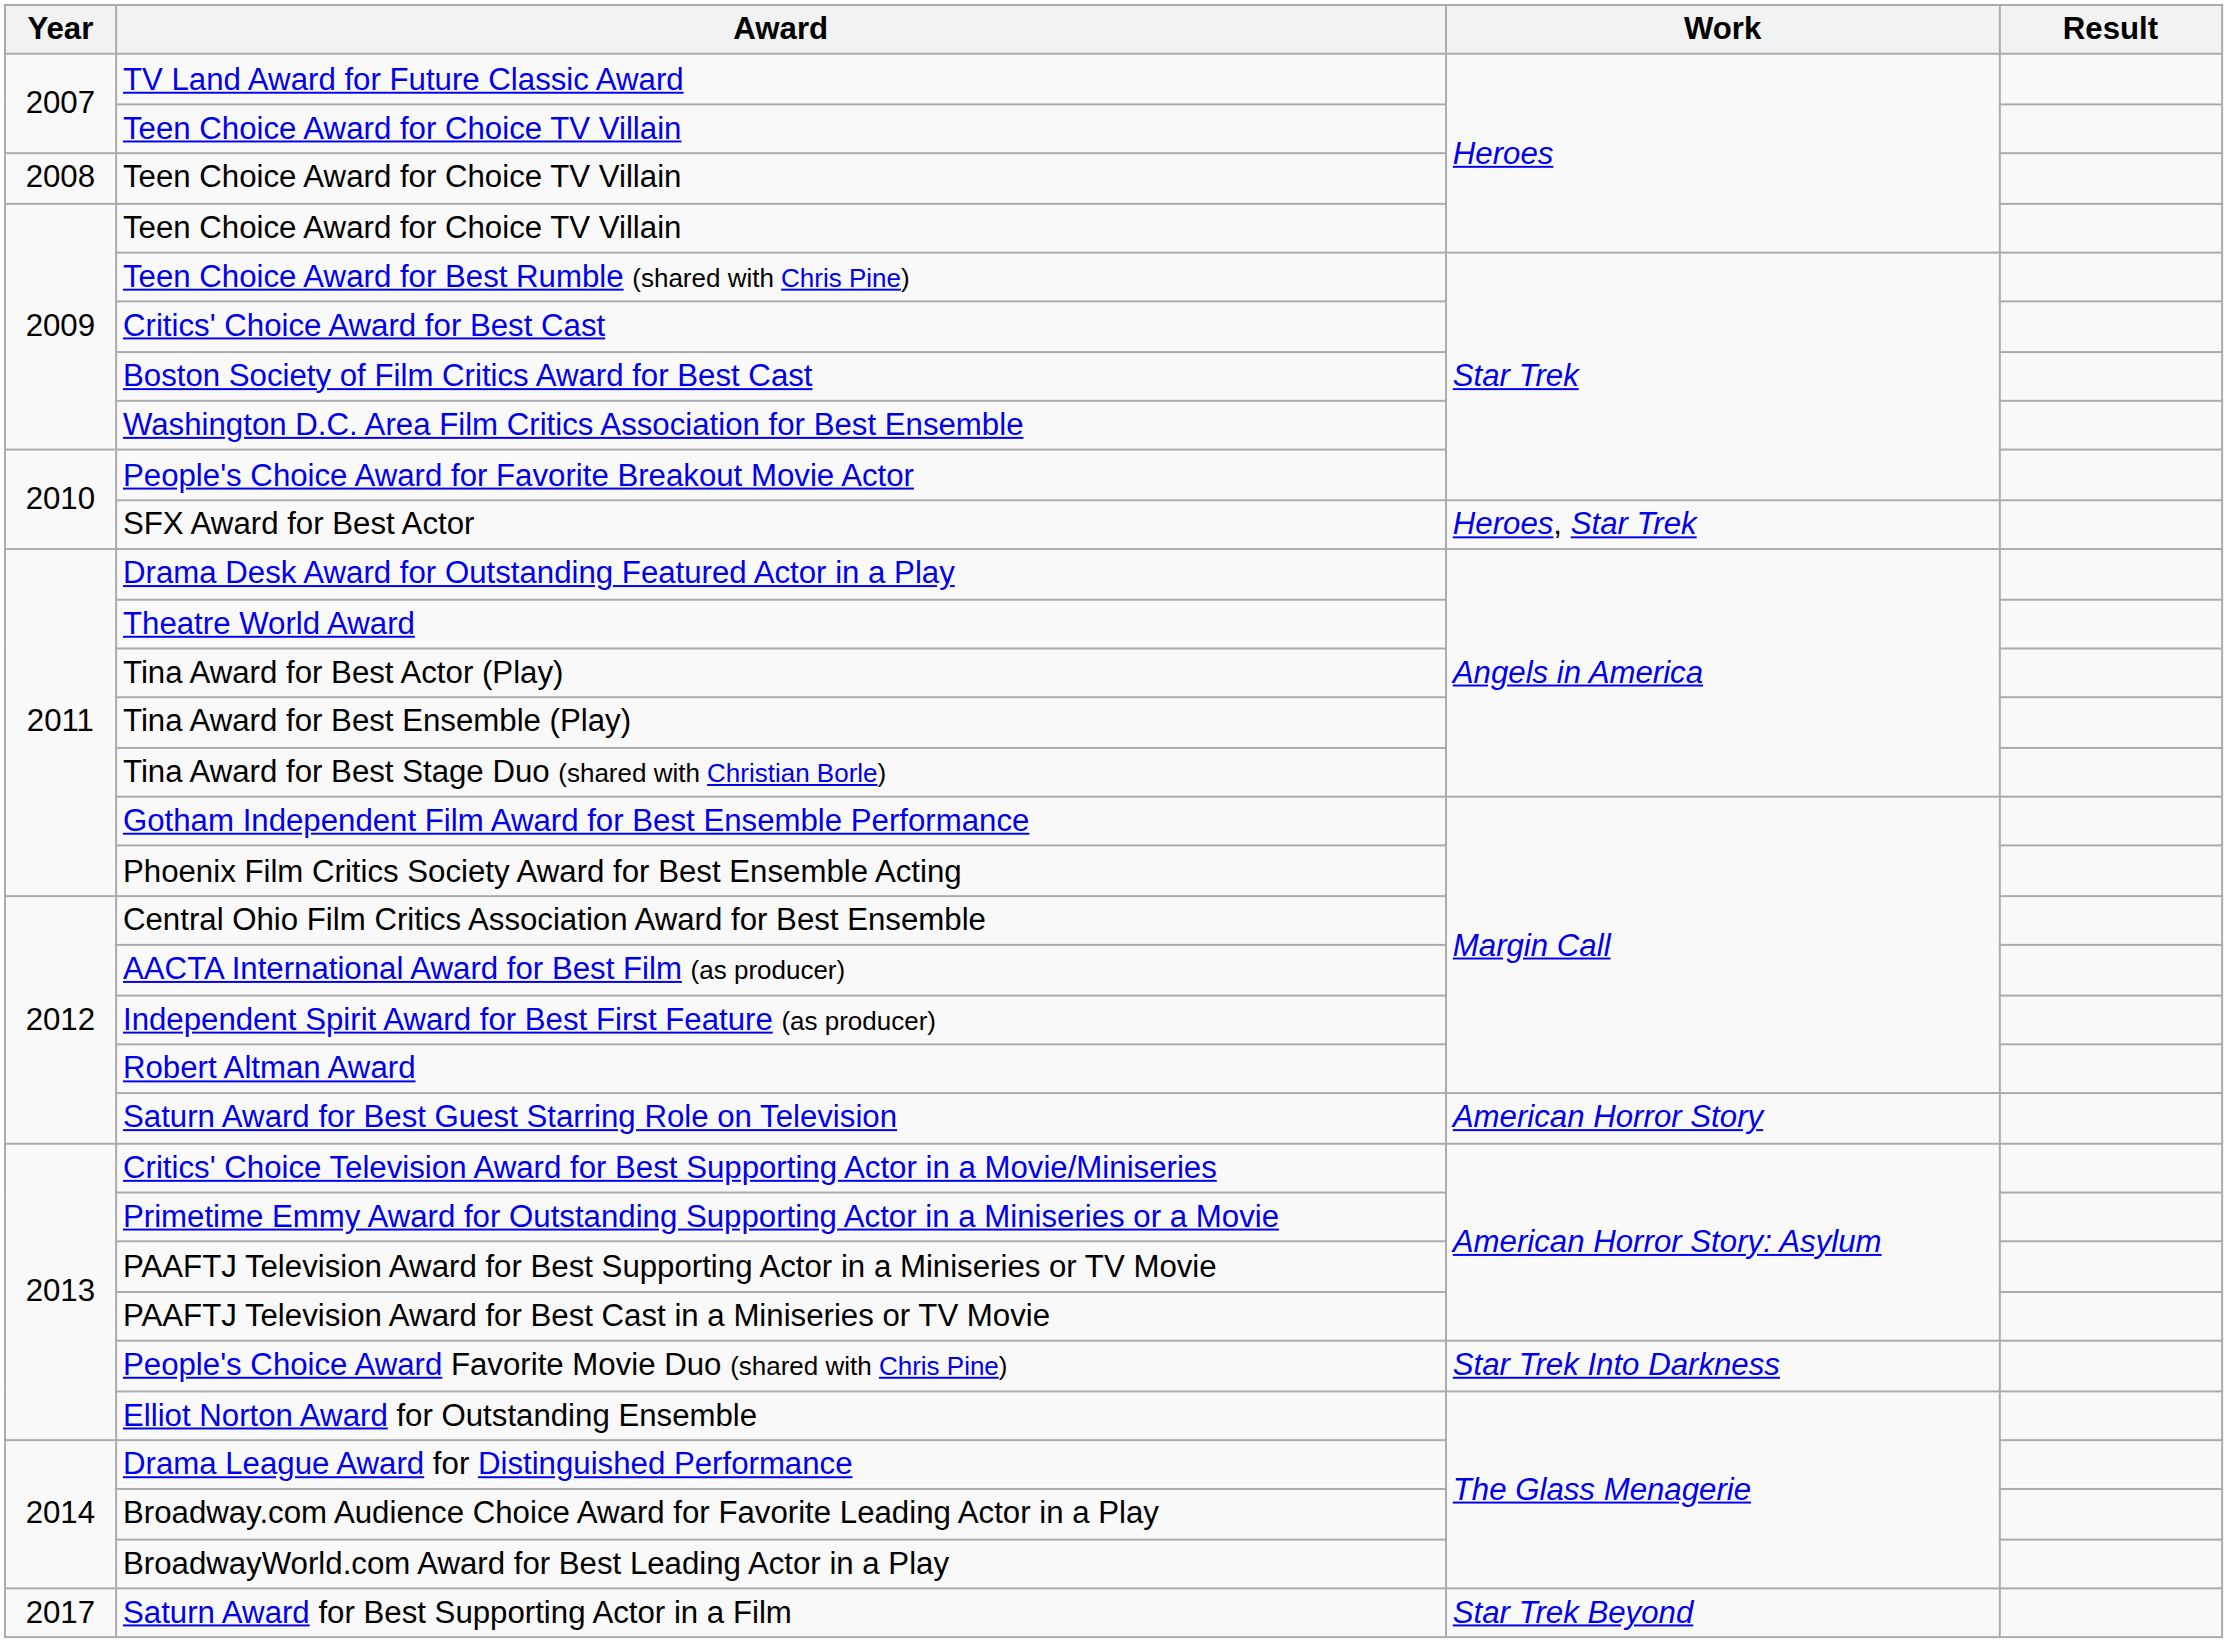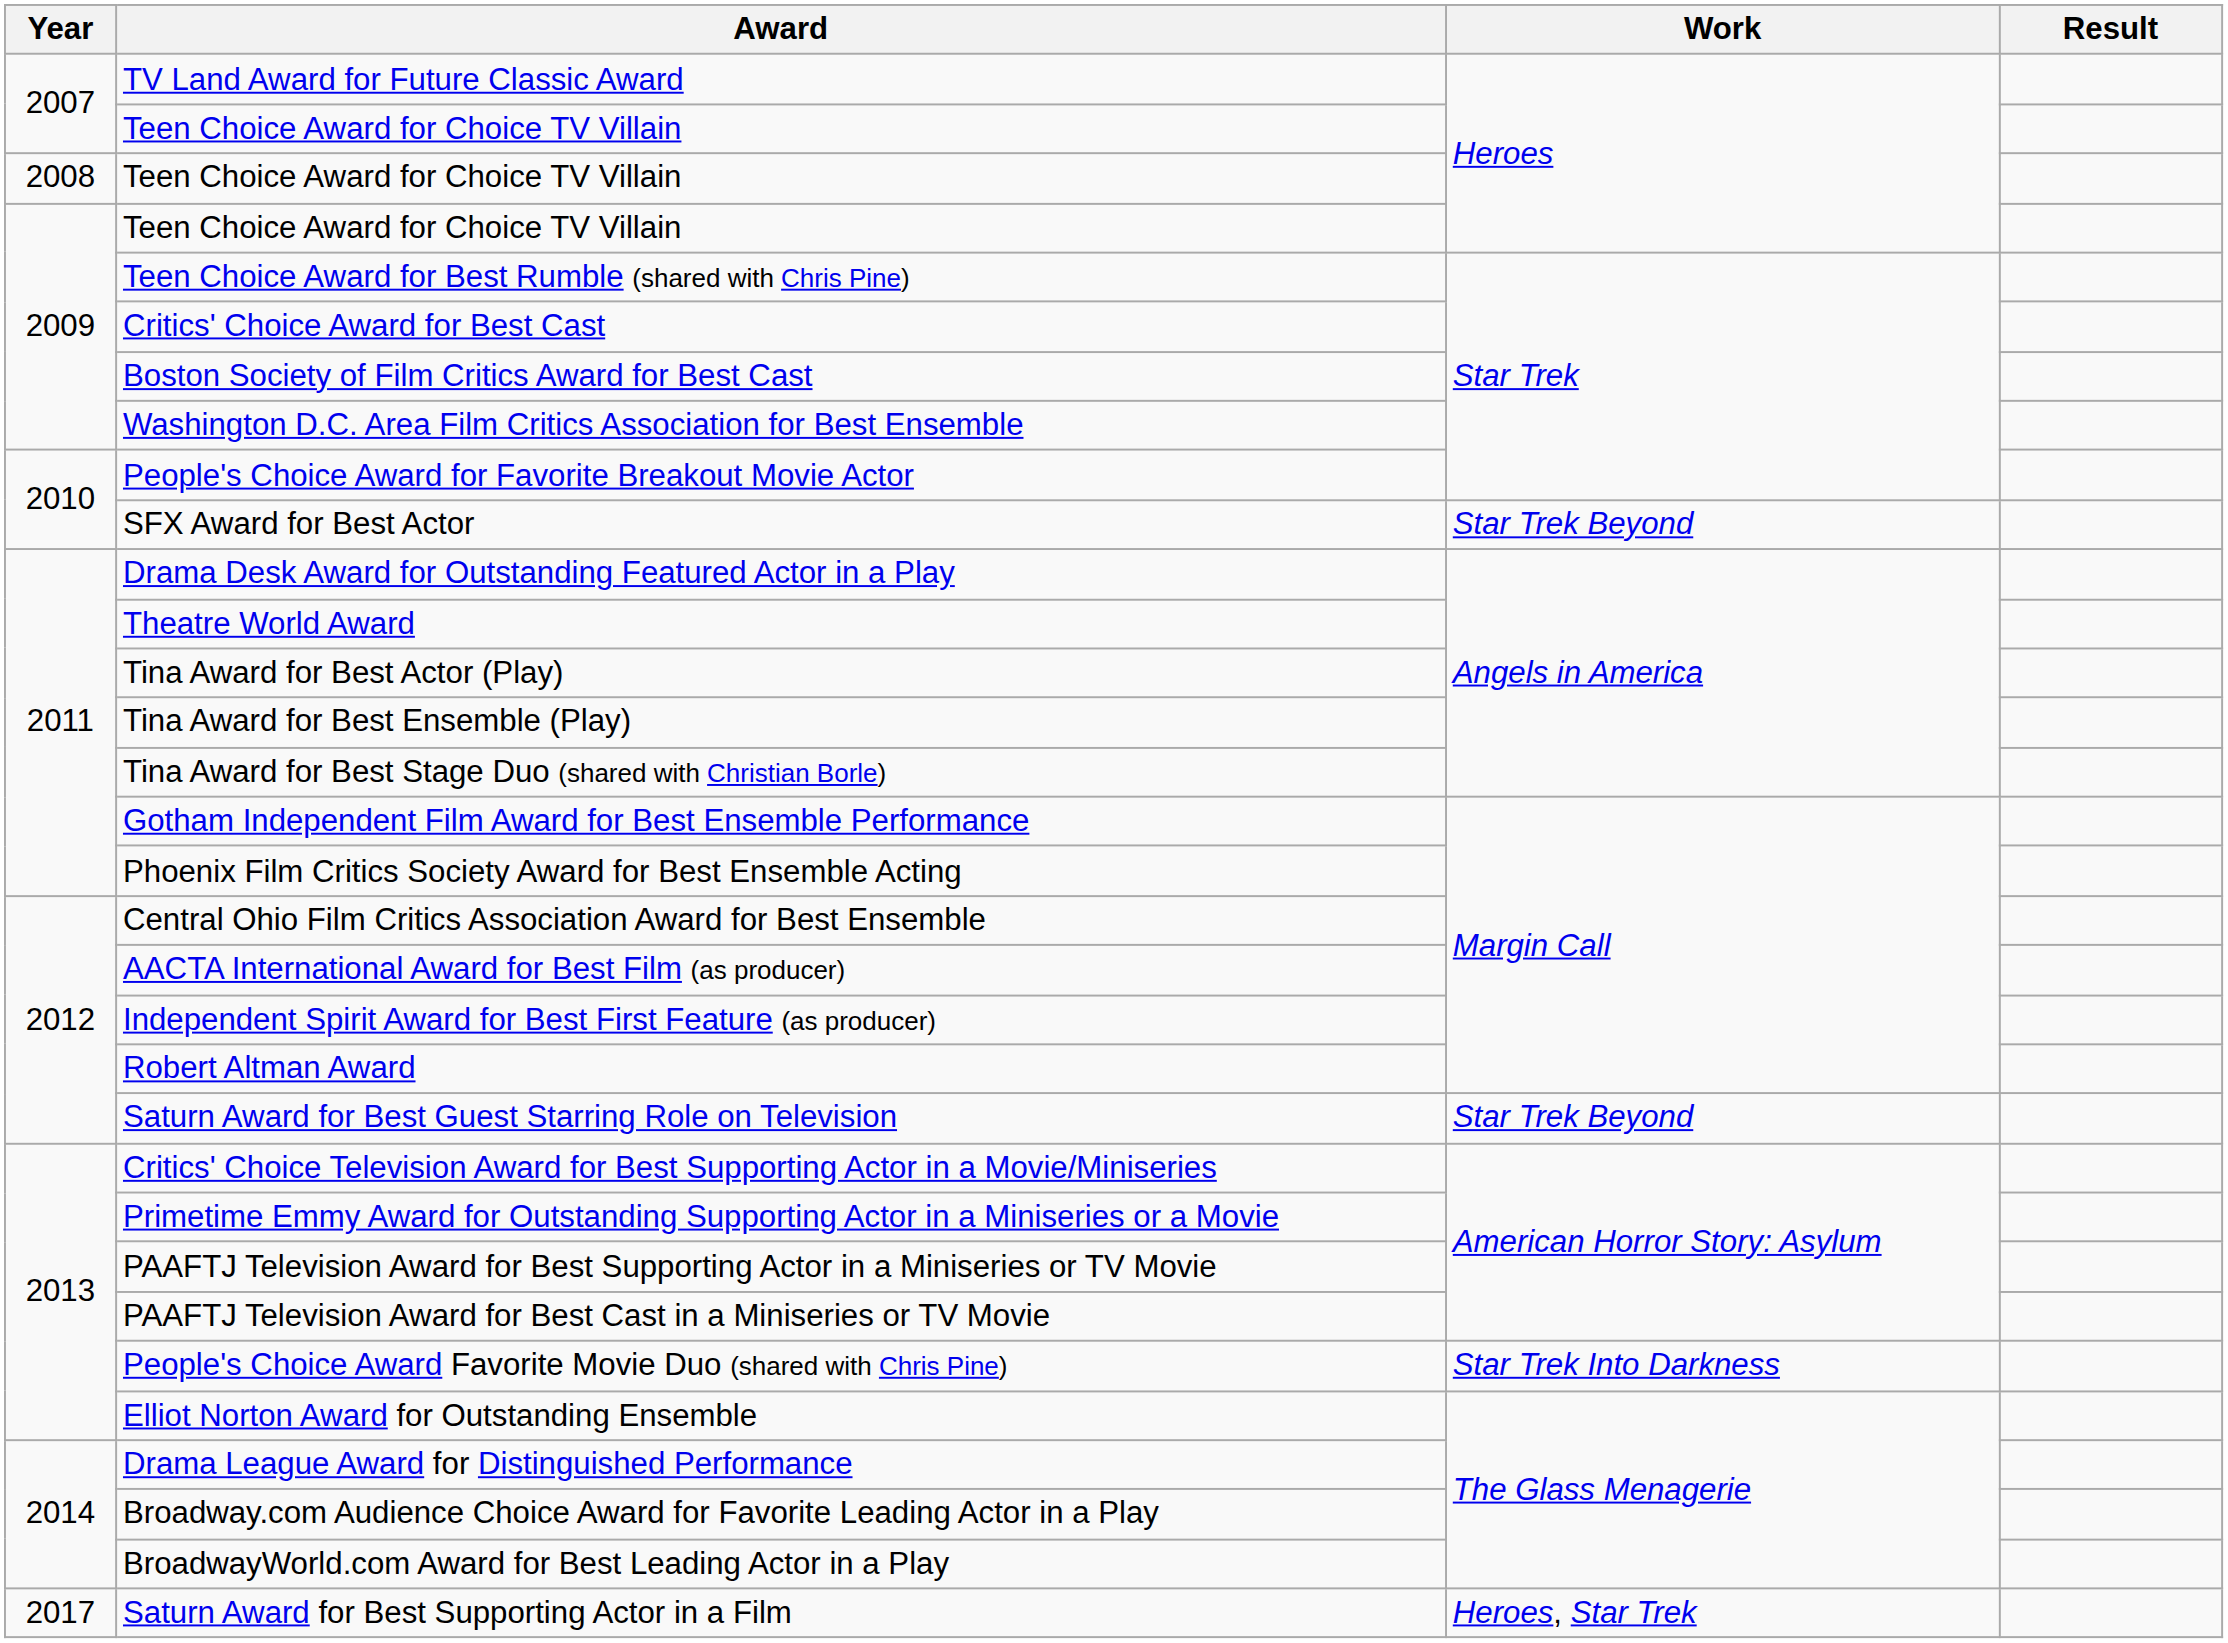(1575, 524) Heroes, Star Trek -> (1573, 524) Star Trek Beyond
(1608, 1117) American Horror Story -> (1573, 1117) Star Trek Beyond
(1573, 1612) Star Trek Beyond -> (1575, 1612) Heroes, Star Trek
